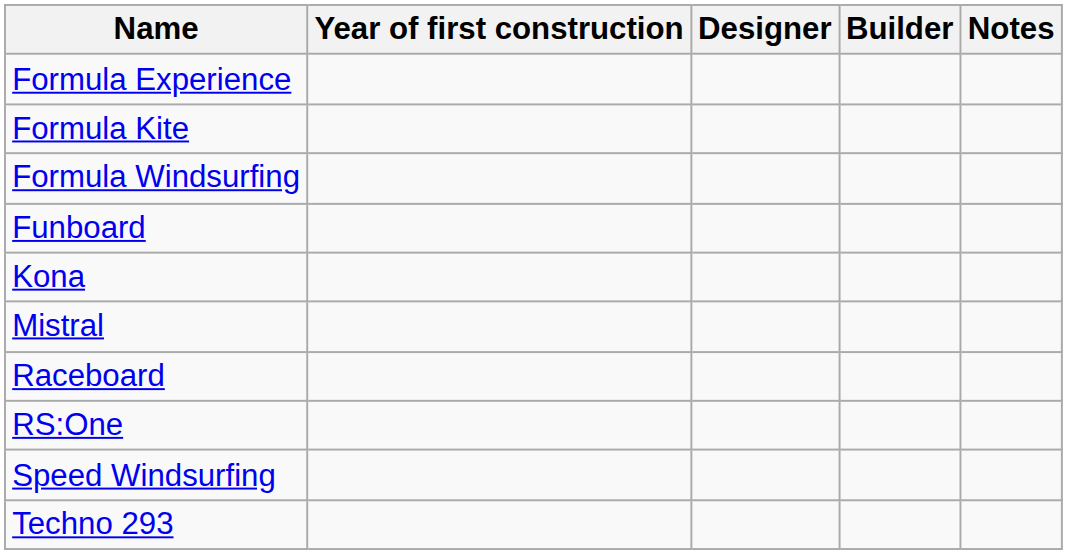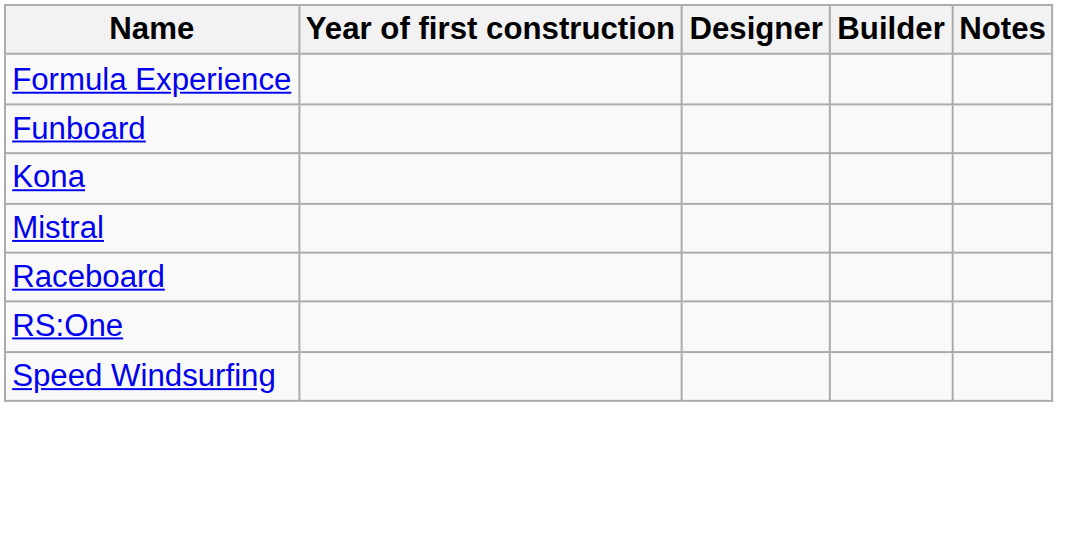- row: (101, 128)
- row: (156, 177)
- row: (93, 524)
